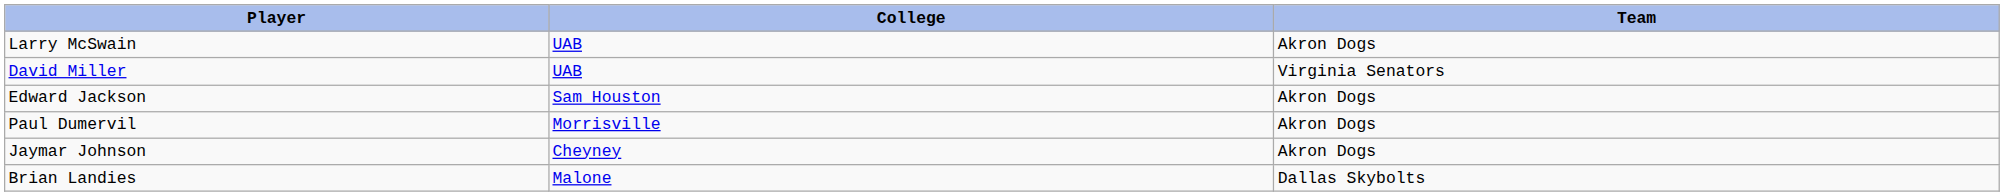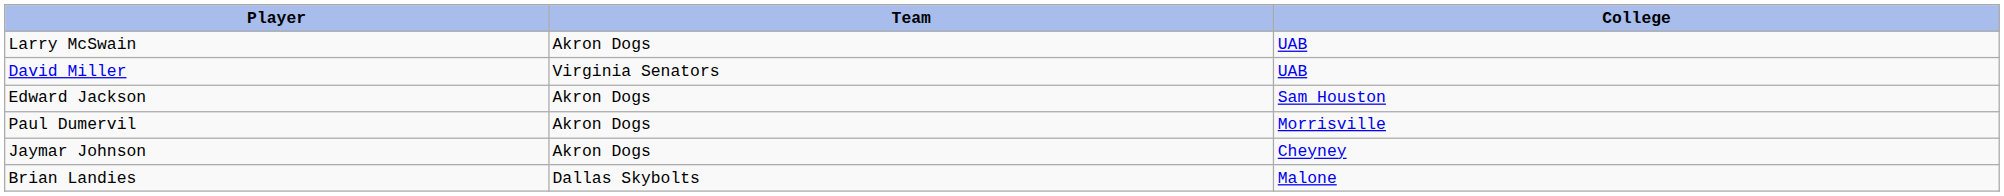columns swapped: (1637, 18) <-> (911, 18)
